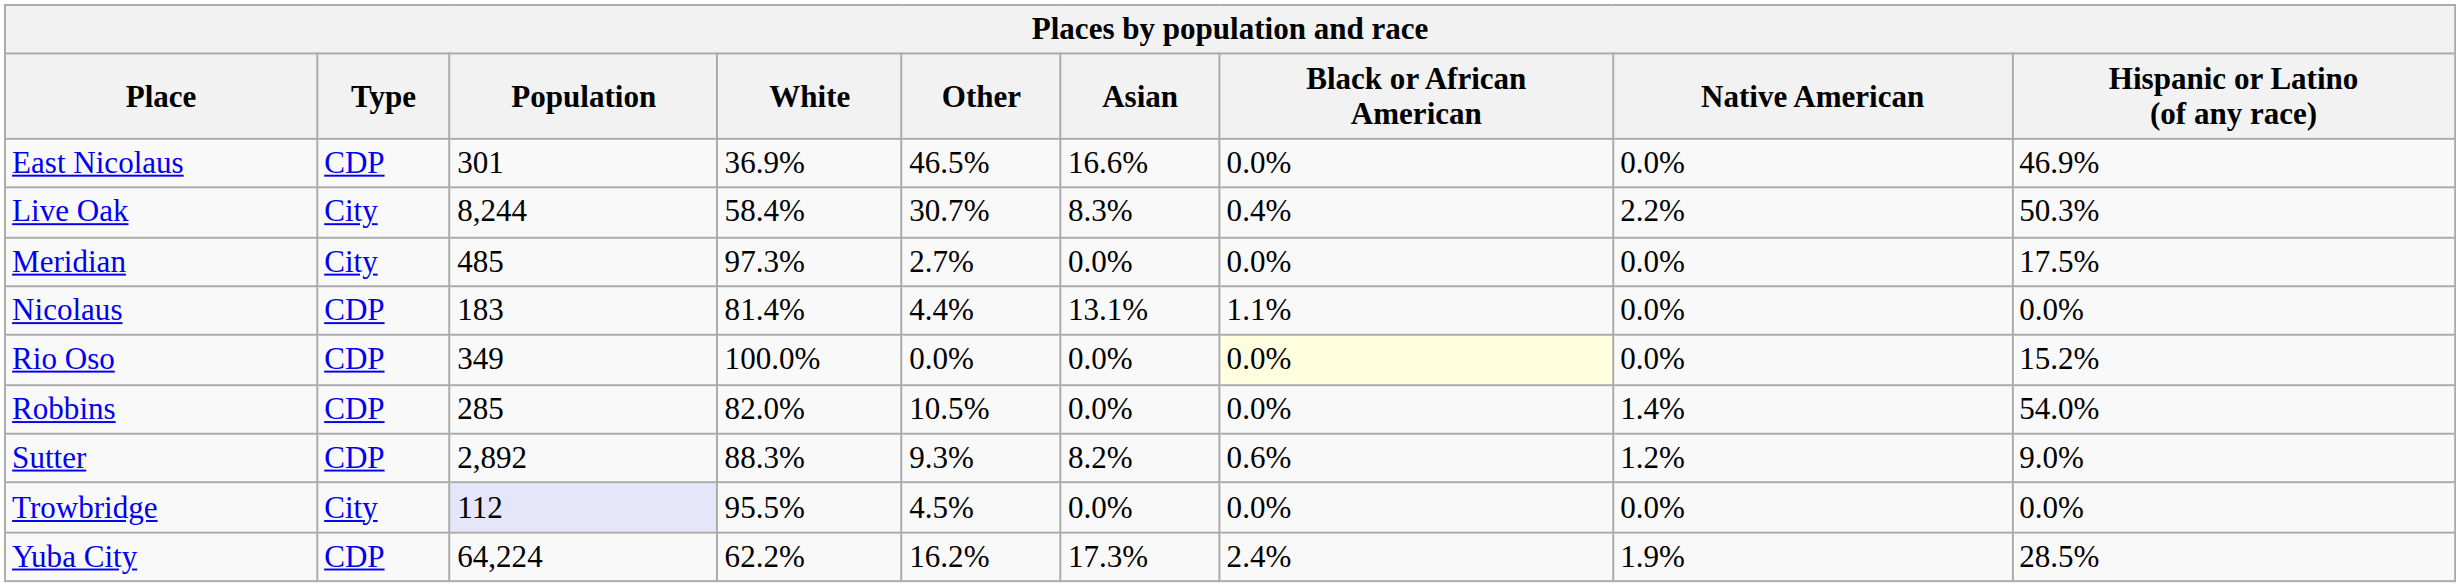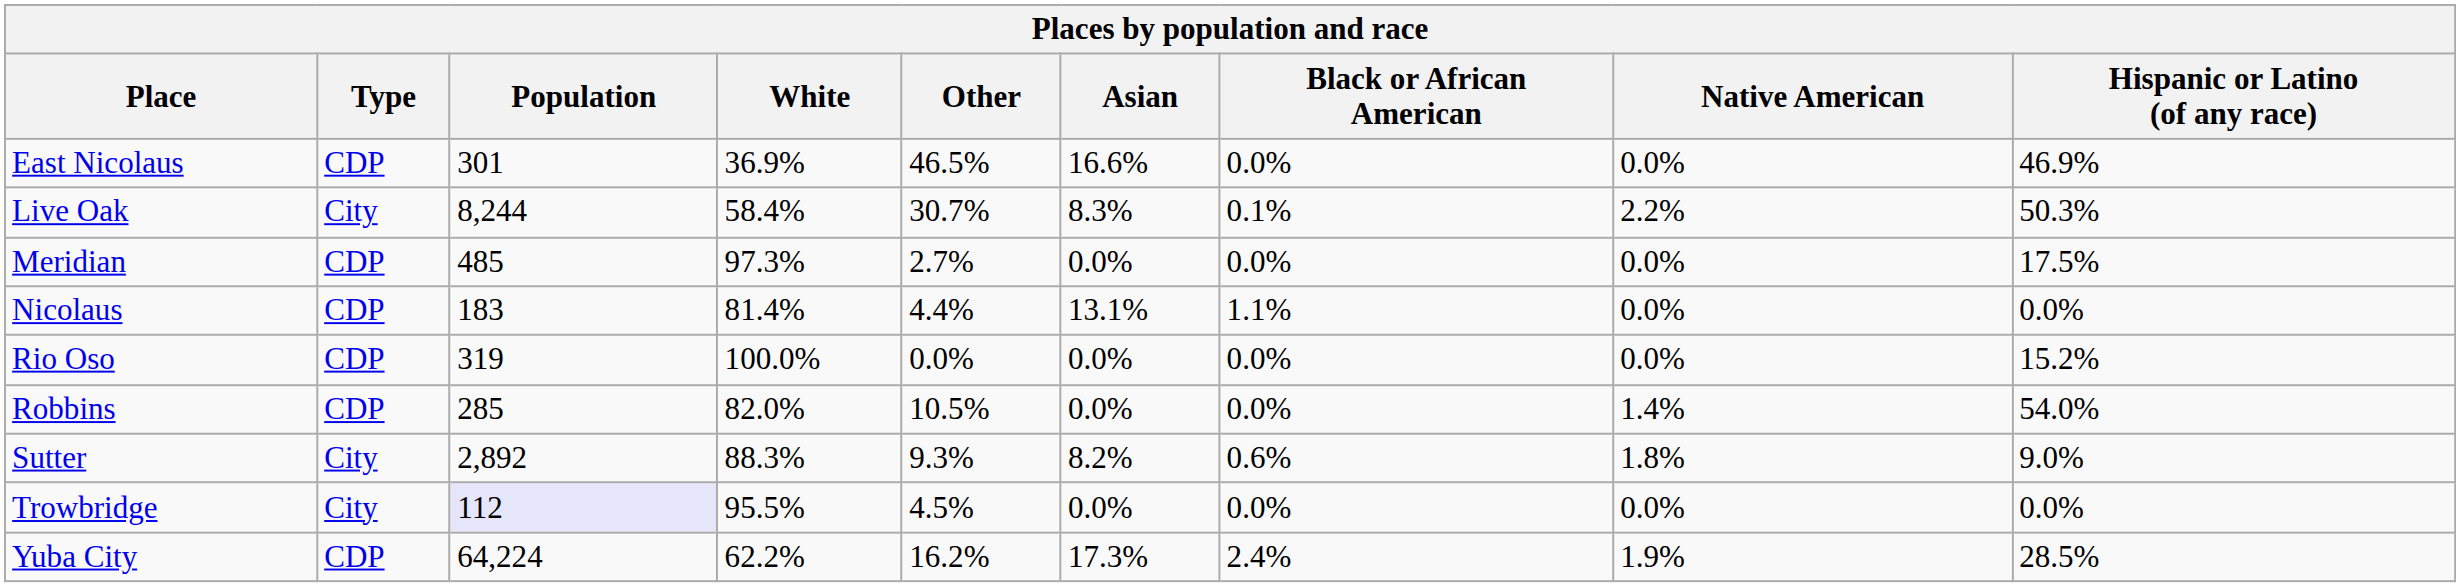(1259, 211) 0.4% -> (1259, 211) 0.1%
(351, 260) City -> (354, 260) CDP
(481, 359) 349 -> (481, 359) 319
(1259, 359) lightyellow background -> (1259, 359) no background
(354, 457) CDP -> (351, 457) City
(1653, 457) 1.2% -> (1653, 457) 1.8%
